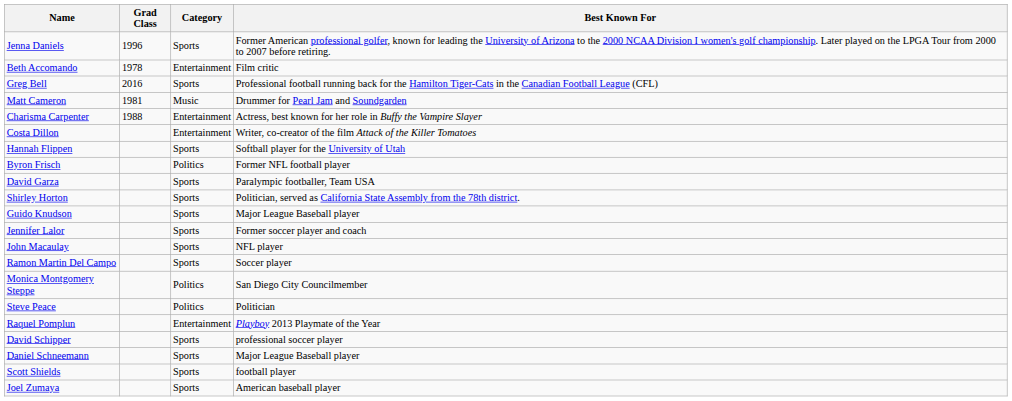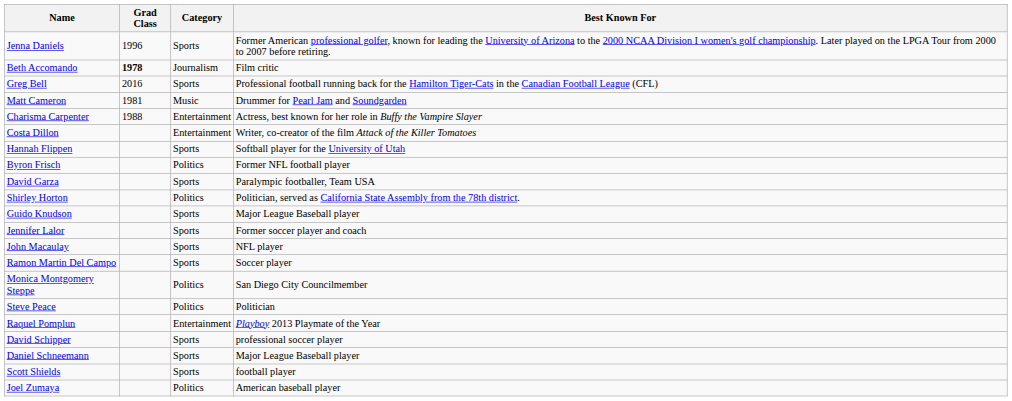(132, 68) normal -> (132, 68) bold
(202, 68) Entertainment -> (195, 68) Journalism
(186, 198) Sports -> (188, 198) Politics
(186, 388) Sports -> (188, 388) Politics
